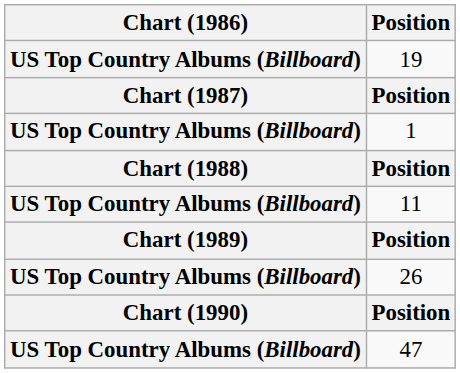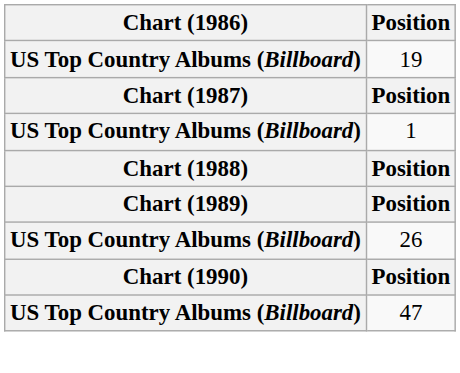- row: (411, 204)
